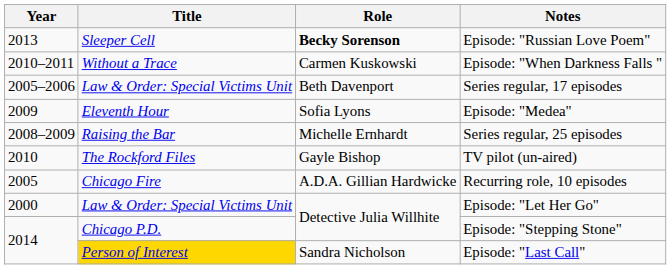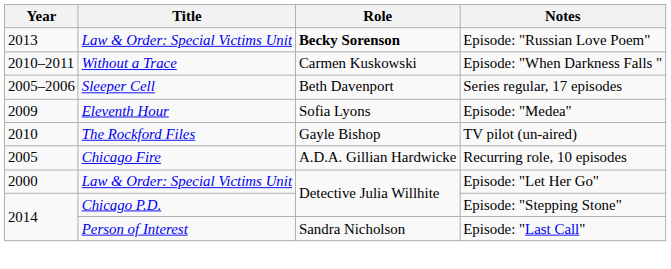(118, 39) Sleeper Cell -> (187, 39) Law & Order: Special Victims Unit
(187, 87) Law & Order: Special Victims Unit -> (118, 87) Sleeper Cell
- row: (543, 134)
(135, 252) gold background -> (135, 228) no background
